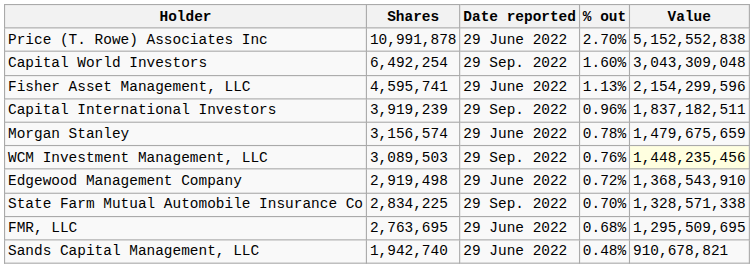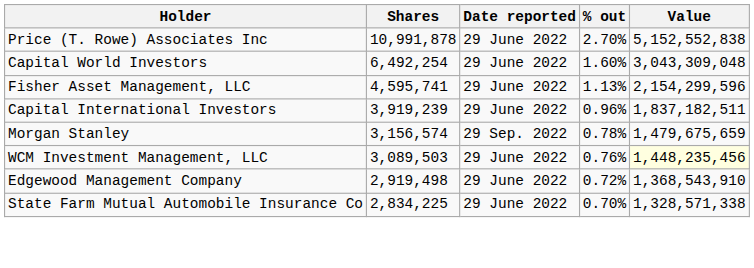(515, 63) 29 Sep. 2022 -> (515, 63) 29 June 2022
(515, 110) 29 Sep. 2022 -> (515, 110) 29 June 2022
(515, 134) 29 June 2022 -> (515, 134) 29 Sep. 2022
(515, 157) 29 Sep. 2022 -> (515, 157) 29 June 2022
(515, 204) 29 Sep. 2022 -> (515, 204) 29 June 2022
- row: (43, 228)
- row: (134, 251)
